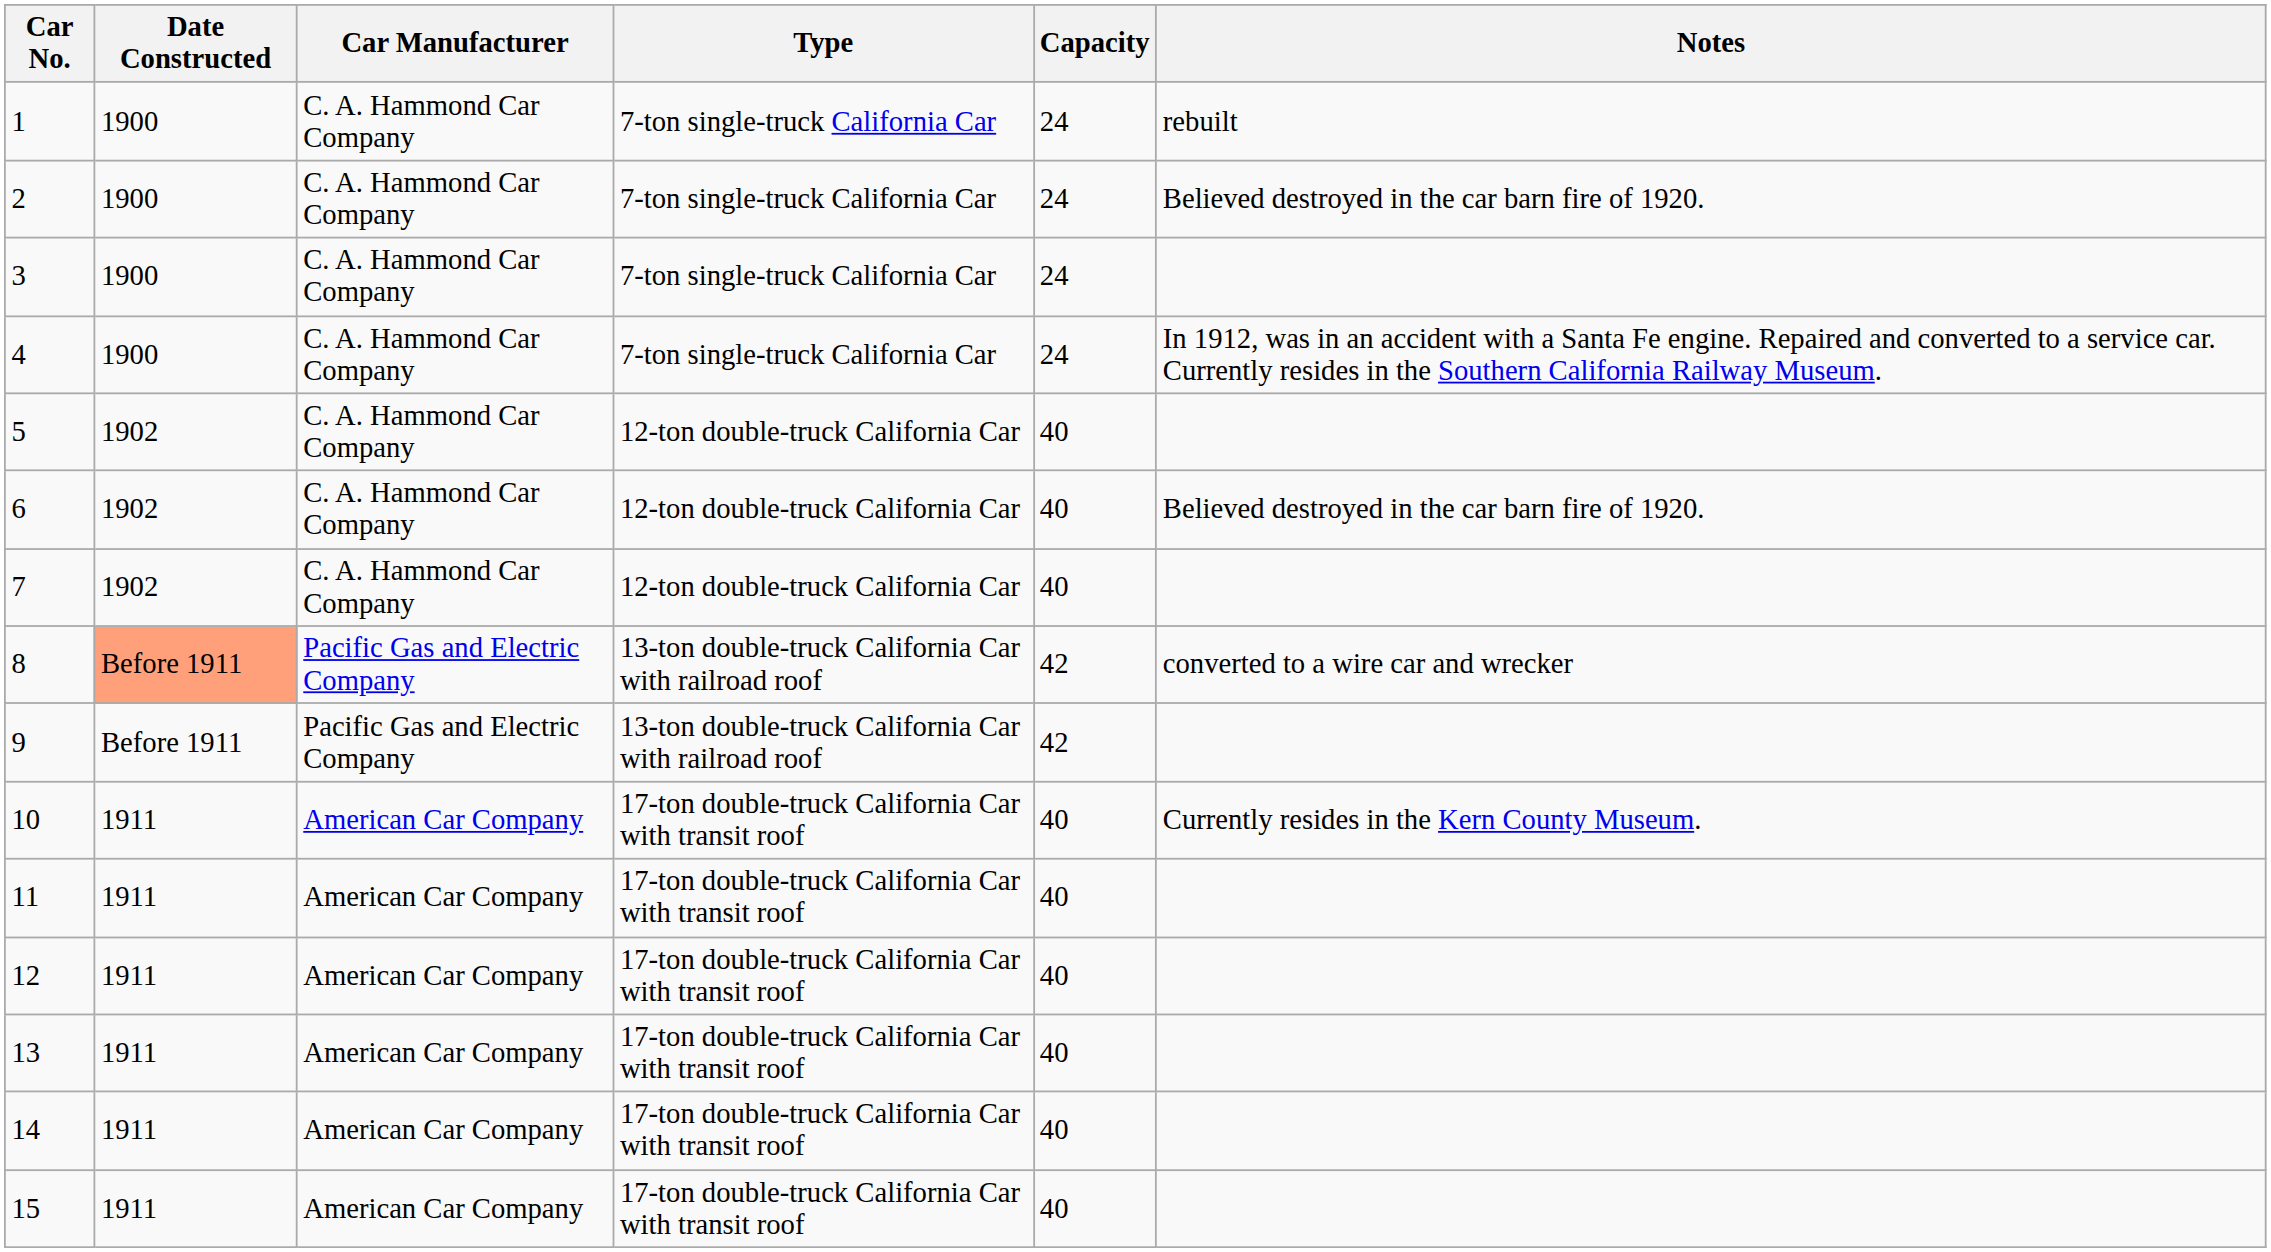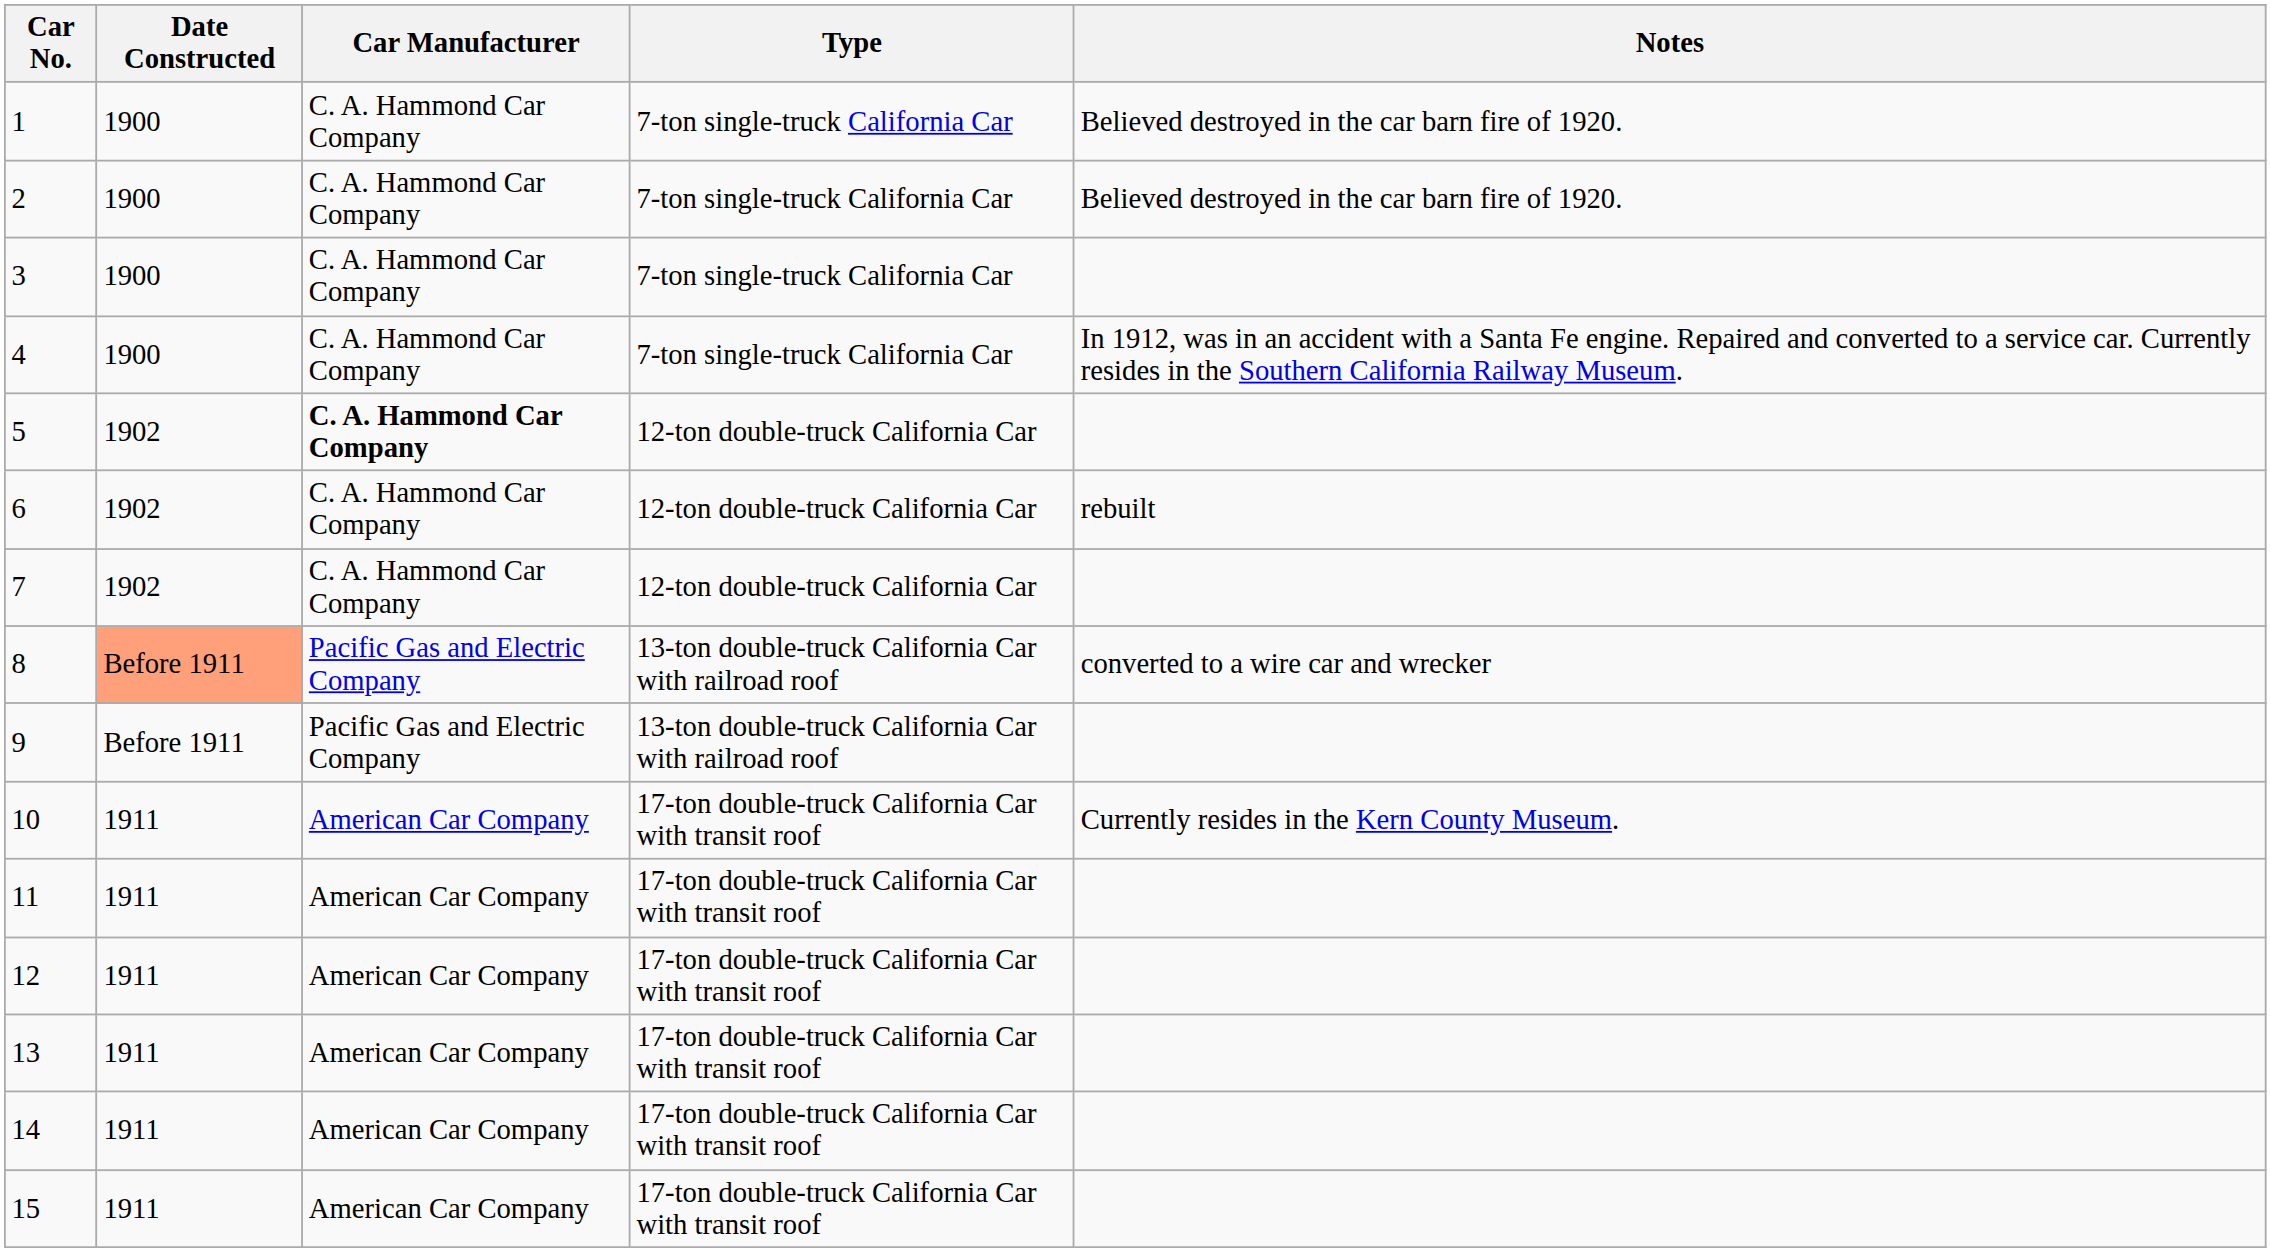- column: (1095, 43)
(1200, 120) rebuilt -> (1352, 120) Believed destroyed in the car barn fire of 1920.
(421, 431) normal -> (436, 431) bold
(1434, 509) Believed destroyed in the car barn fire of 1920. -> (1118, 509) rebuilt
